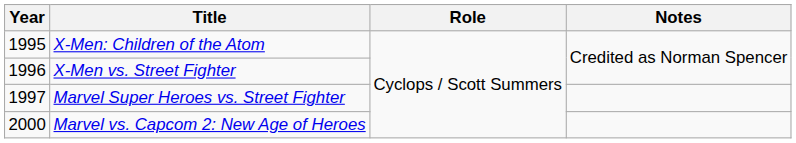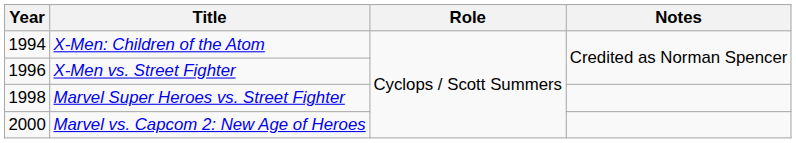(27, 44) 1995 -> (27, 44) 1994
(27, 97) 1997 -> (27, 97) 1998
